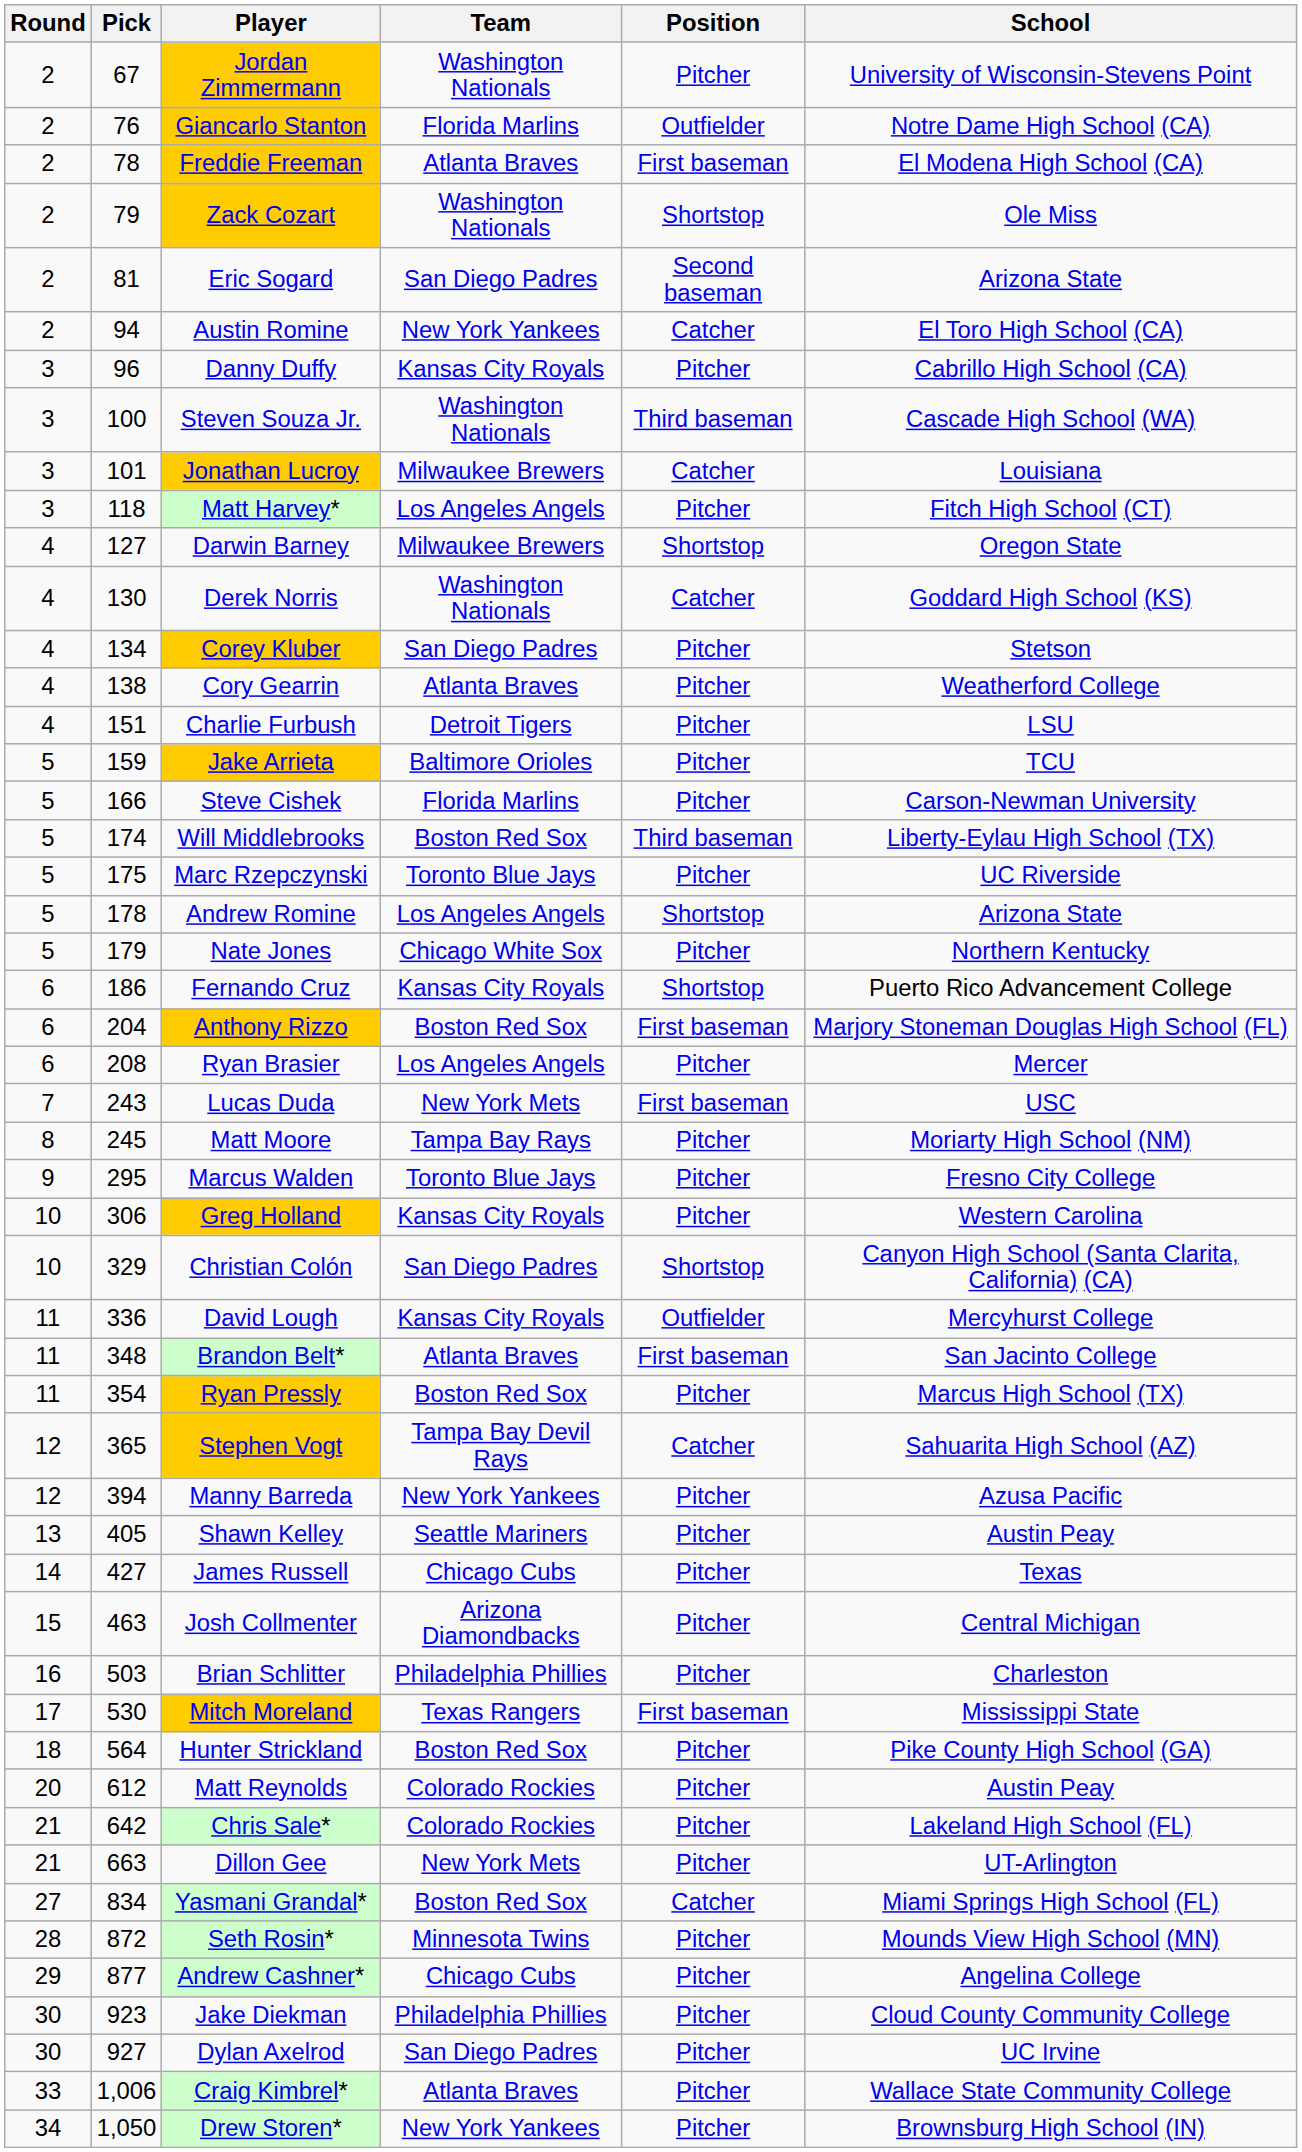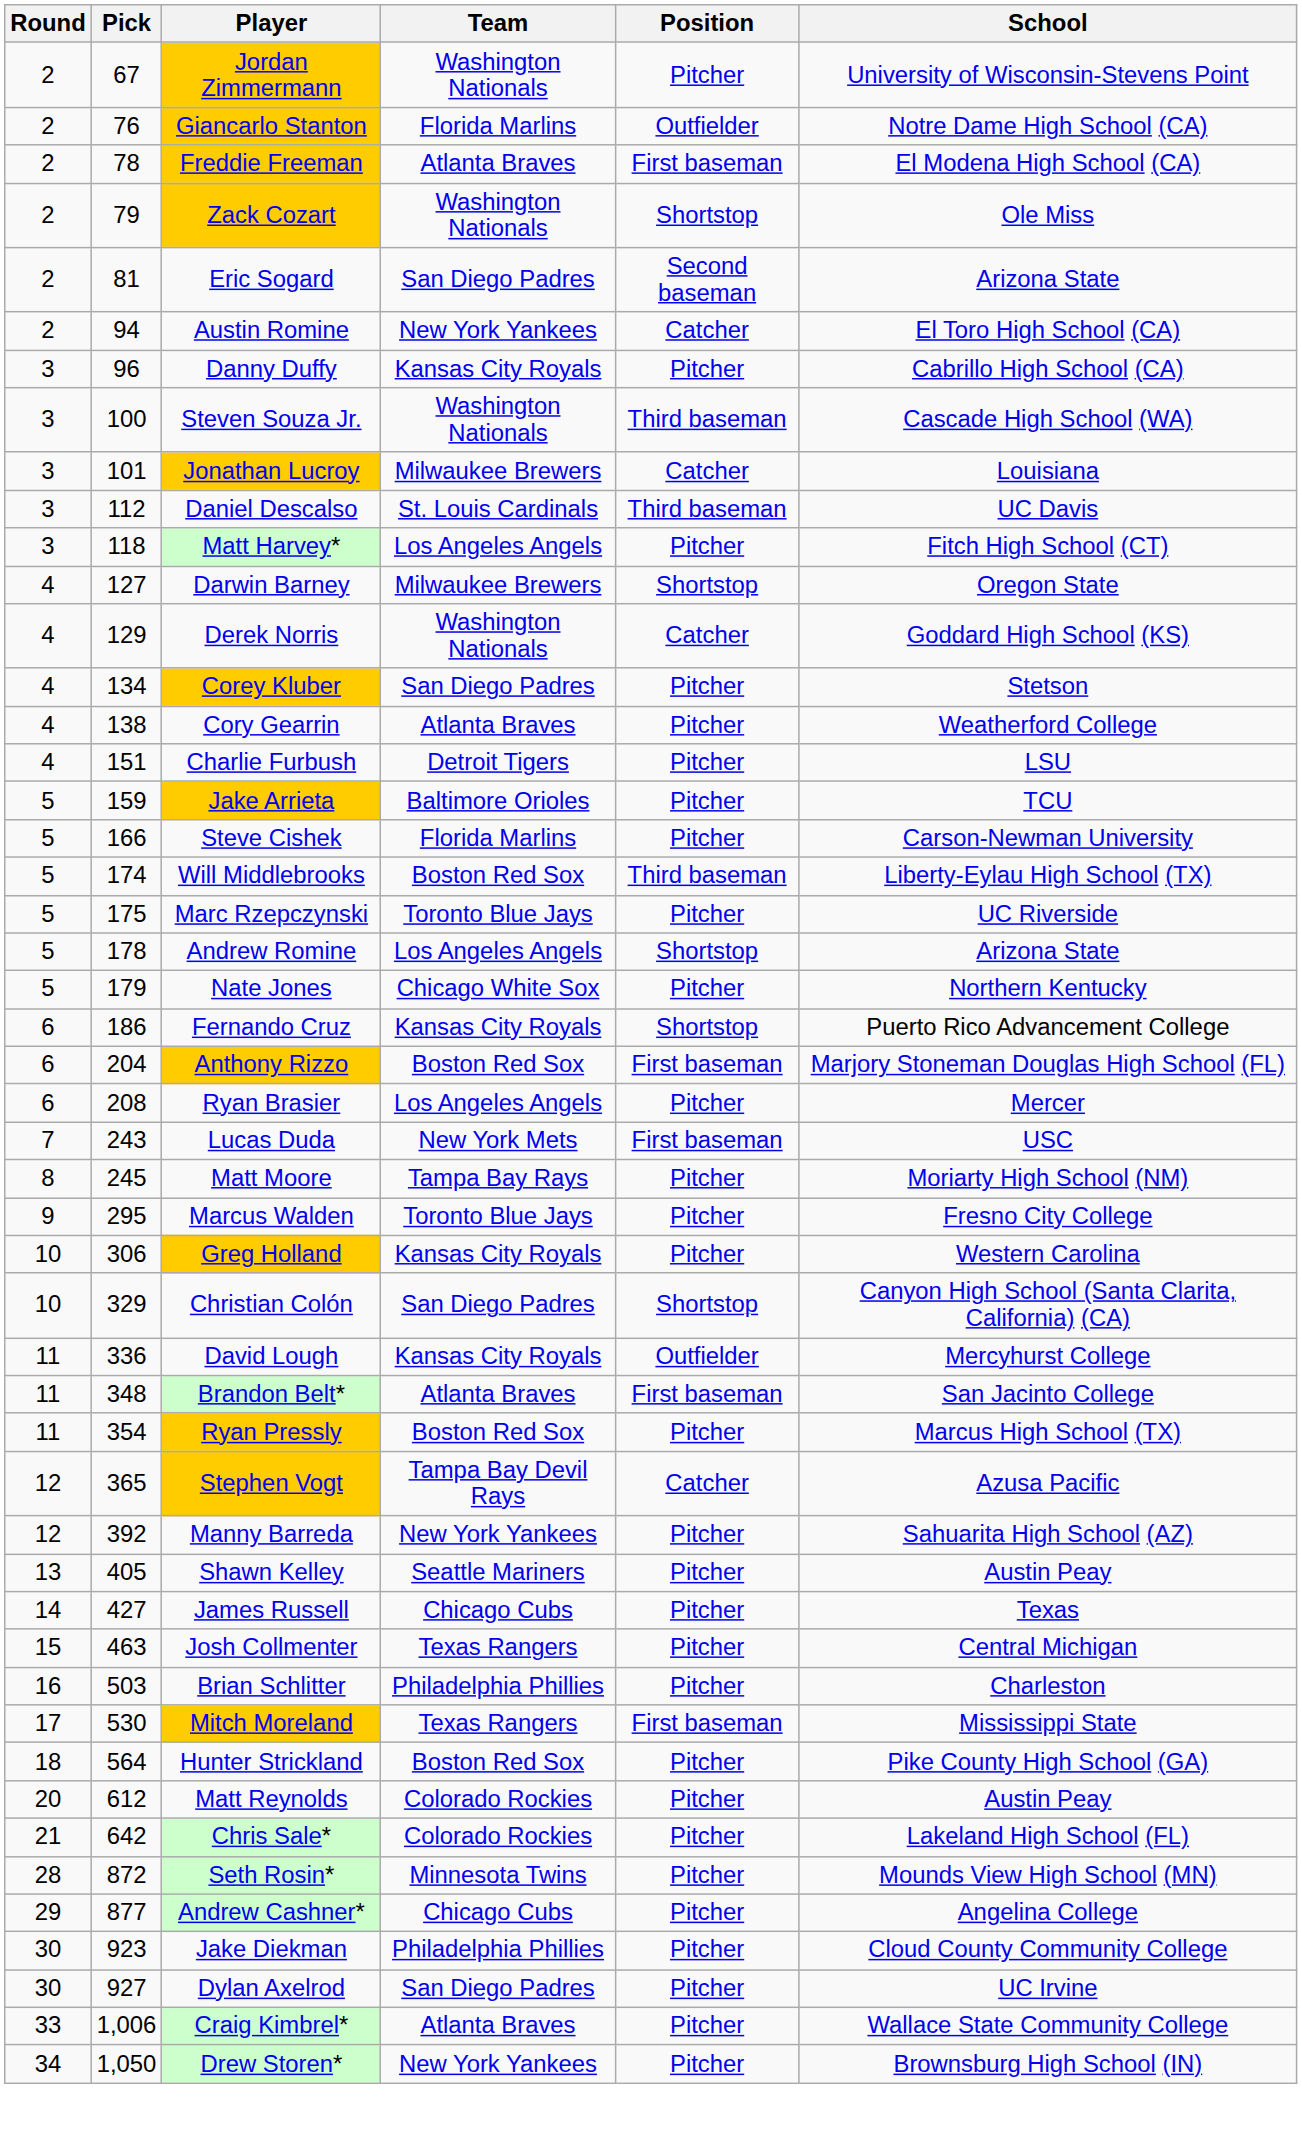+ row: (271, 508)
(127, 597) 130 -> (127, 635) 129
(1051, 1445) Sahuarita High School (AZ) -> (1048, 1483) Azusa Pacific
(127, 1496) 394 -> (127, 1534) 392
(1051, 1496) Azusa Pacific -> (1048, 1534) Sahuarita High School (AZ)
(501, 1623) Arizona Diamondbacks -> (498, 1647) Texas Rangers
- row: (271, 1863)
- row: (271, 1901)
